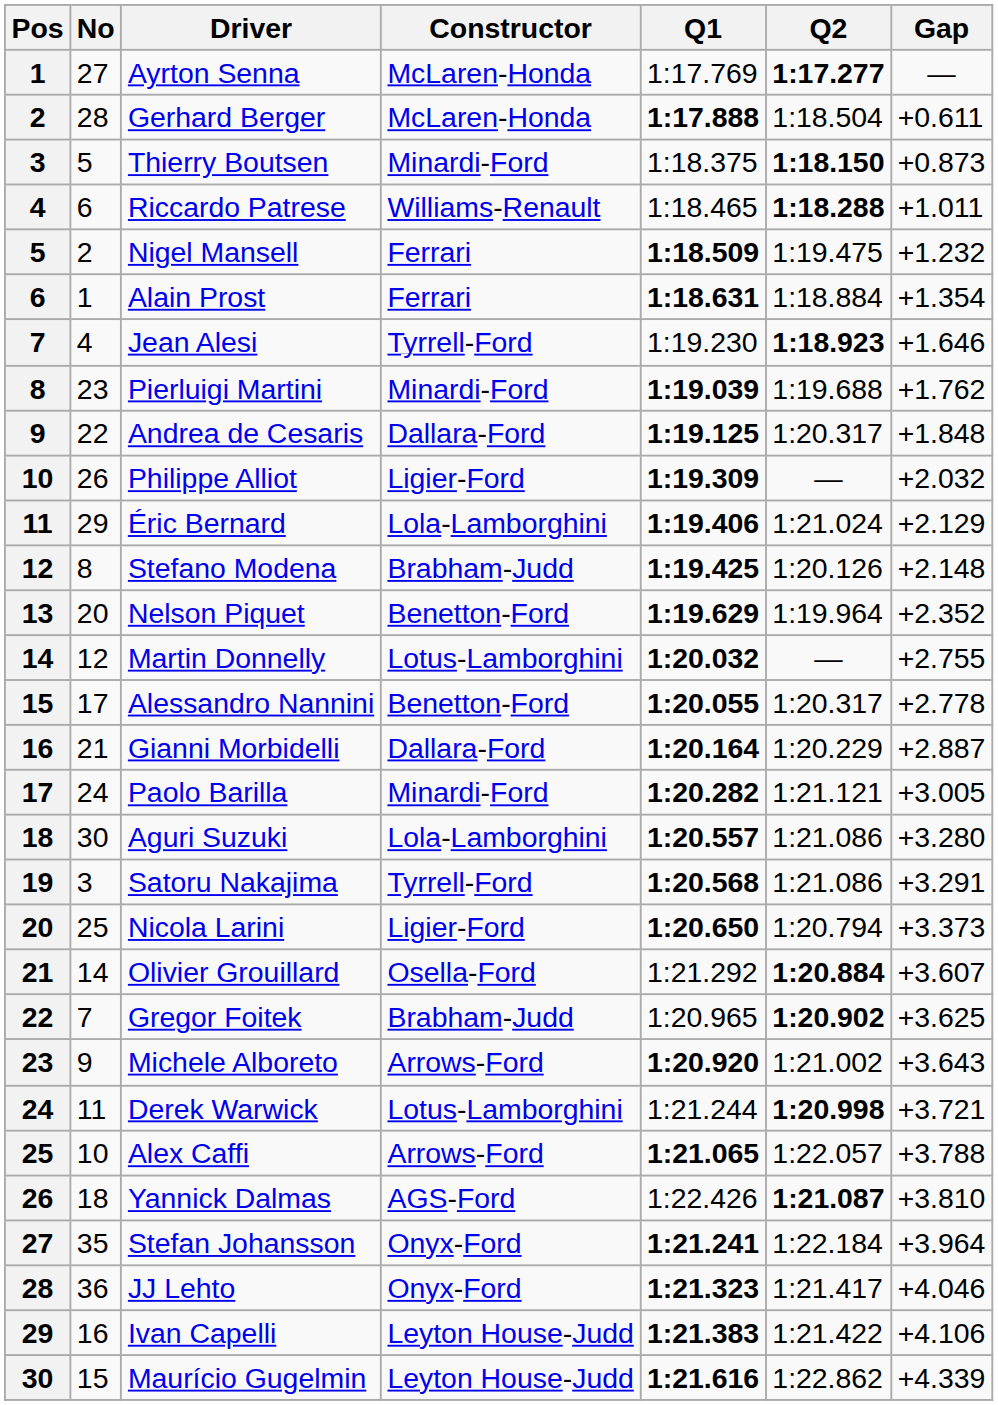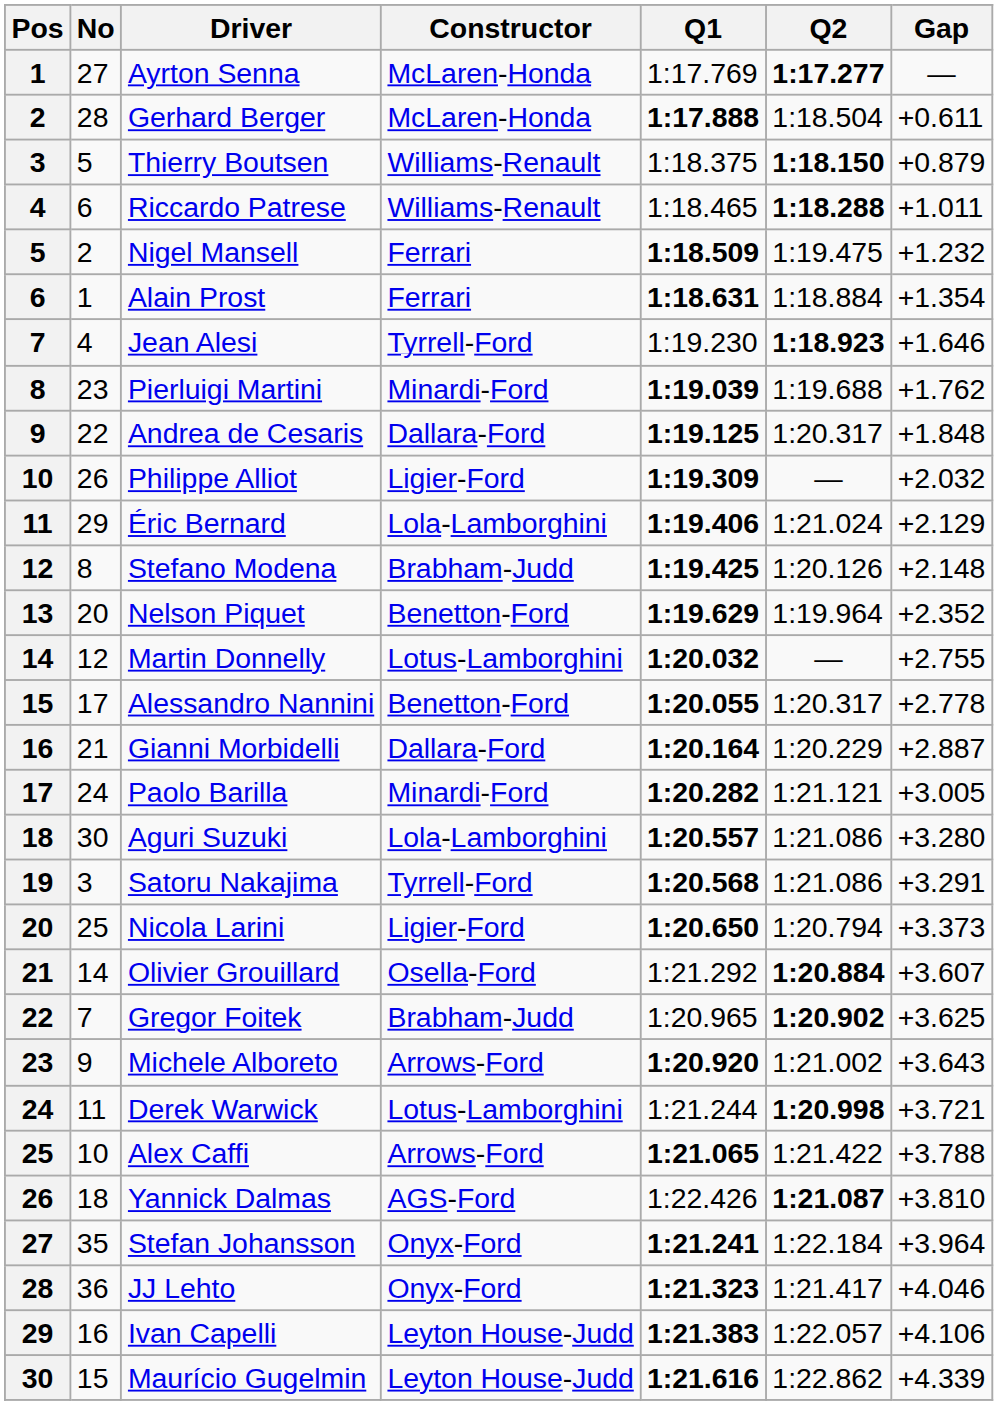(468, 163) Minardi-Ford -> (494, 163) Williams-Renault
(942, 163) +0.873 -> (942, 163) +0.879
(828, 1153) 1:22.057 -> (828, 1153) 1:21.422
(828, 1333) 1:21.422 -> (828, 1333) 1:22.057
